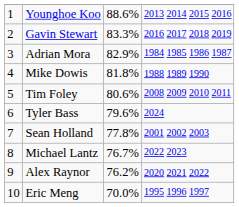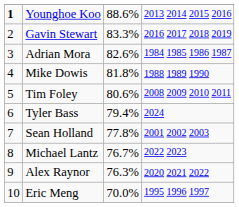(10, 14) normal -> (10, 14) bold
(123, 53) 82.9% -> (123, 53) 82.6%
(123, 113) 79.6% -> (123, 113) 79.4%
(123, 172) 76.2% -> (123, 172) 76.3%
